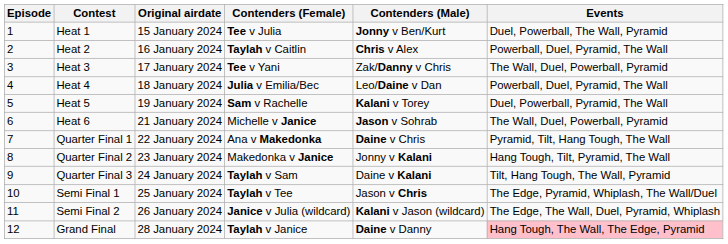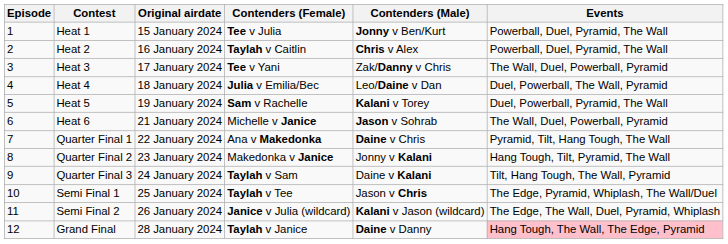(579, 31) Duel, Powerball, The Wall, Pyramid -> (579, 31) Powerball, Duel, Pyramid, The Wall
(579, 85) Powerball, Duel, Pyramid, The Wall -> (579, 85) Duel, Powerball, The Wall, Pyramid
